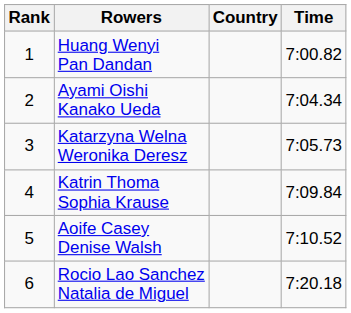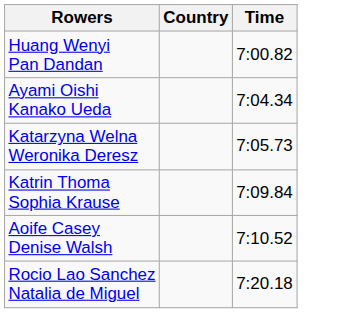- column: (29, 17)
